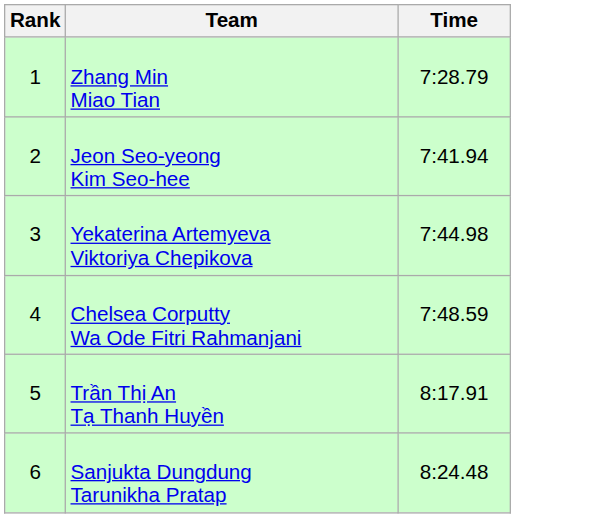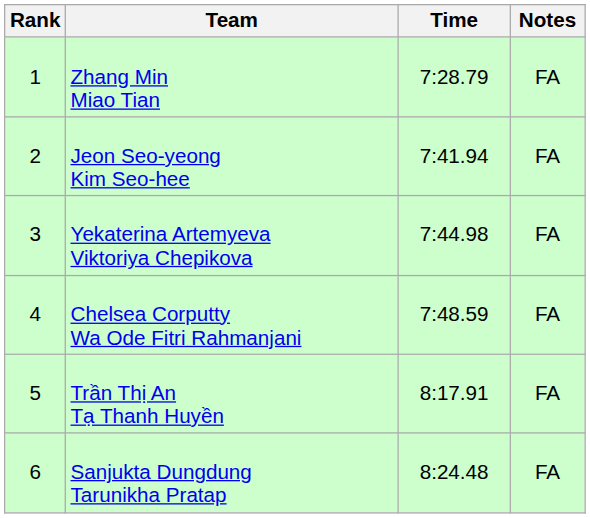+ column: (547, 20)
